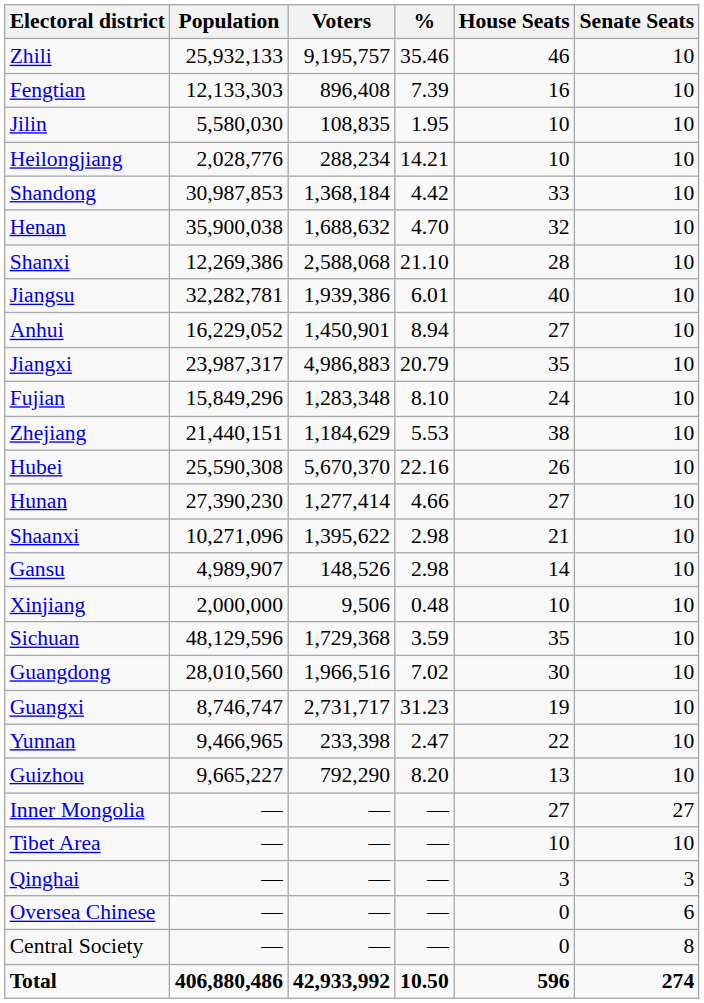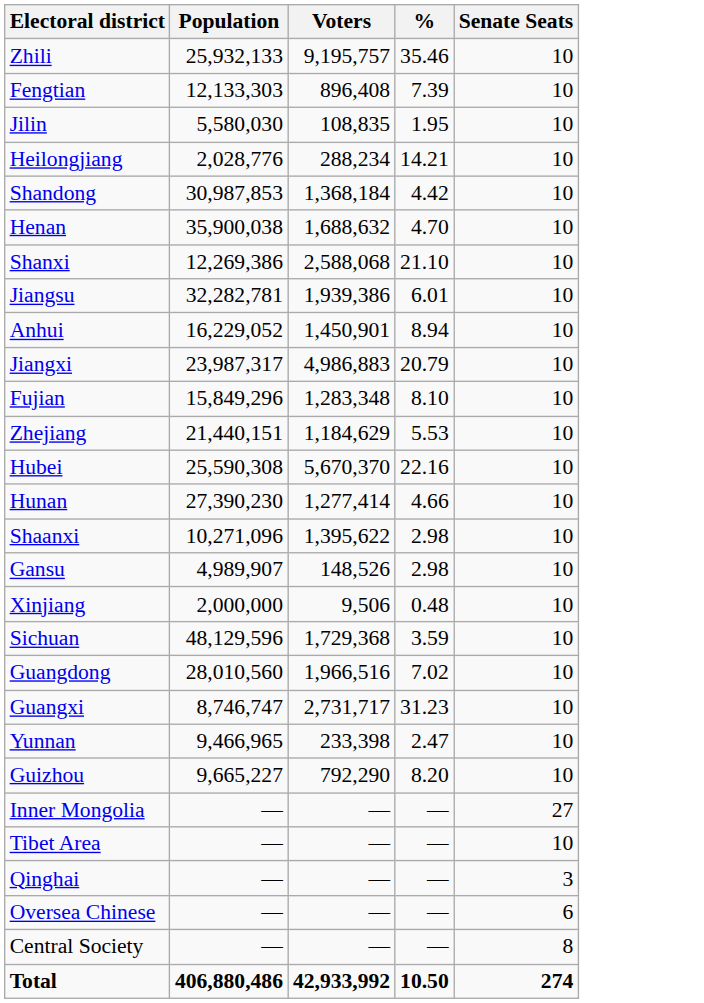- column: (514, 21)
